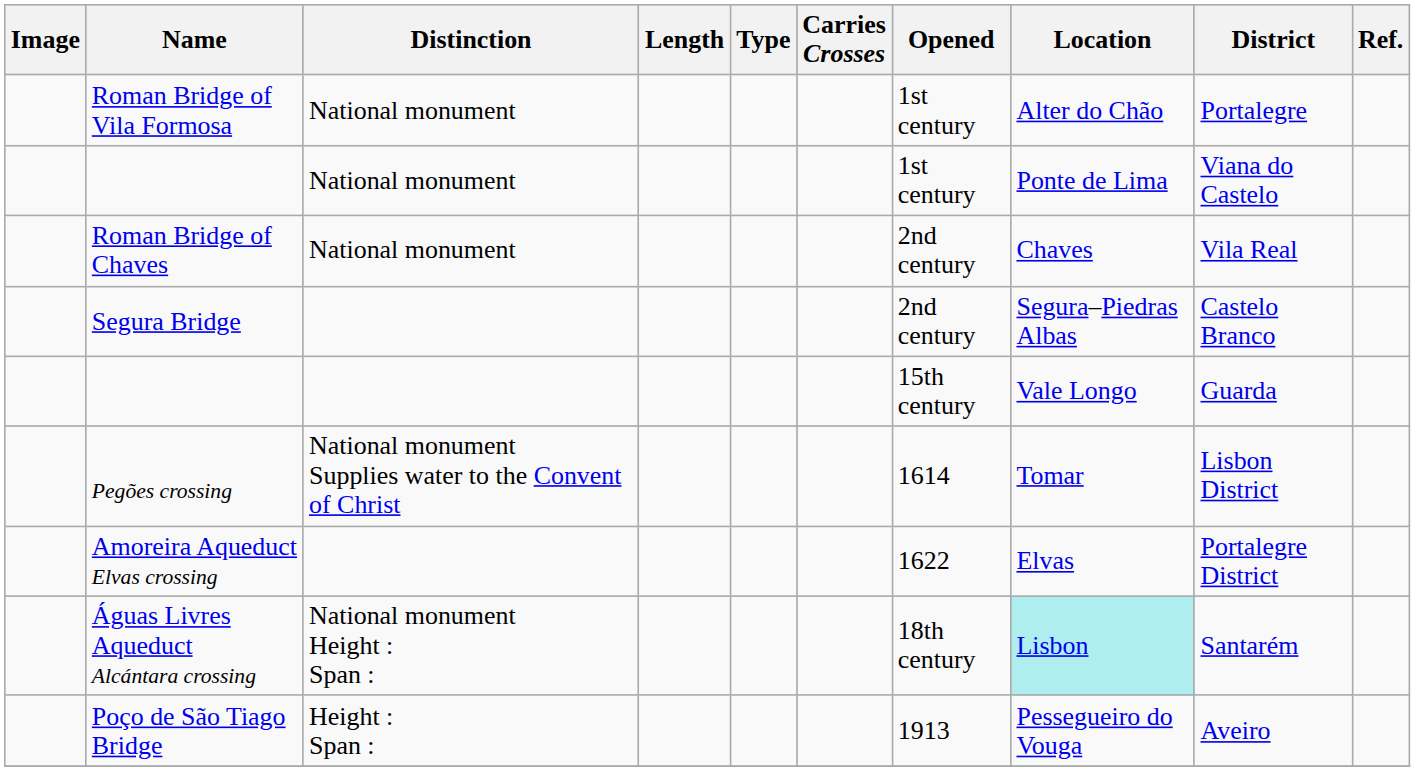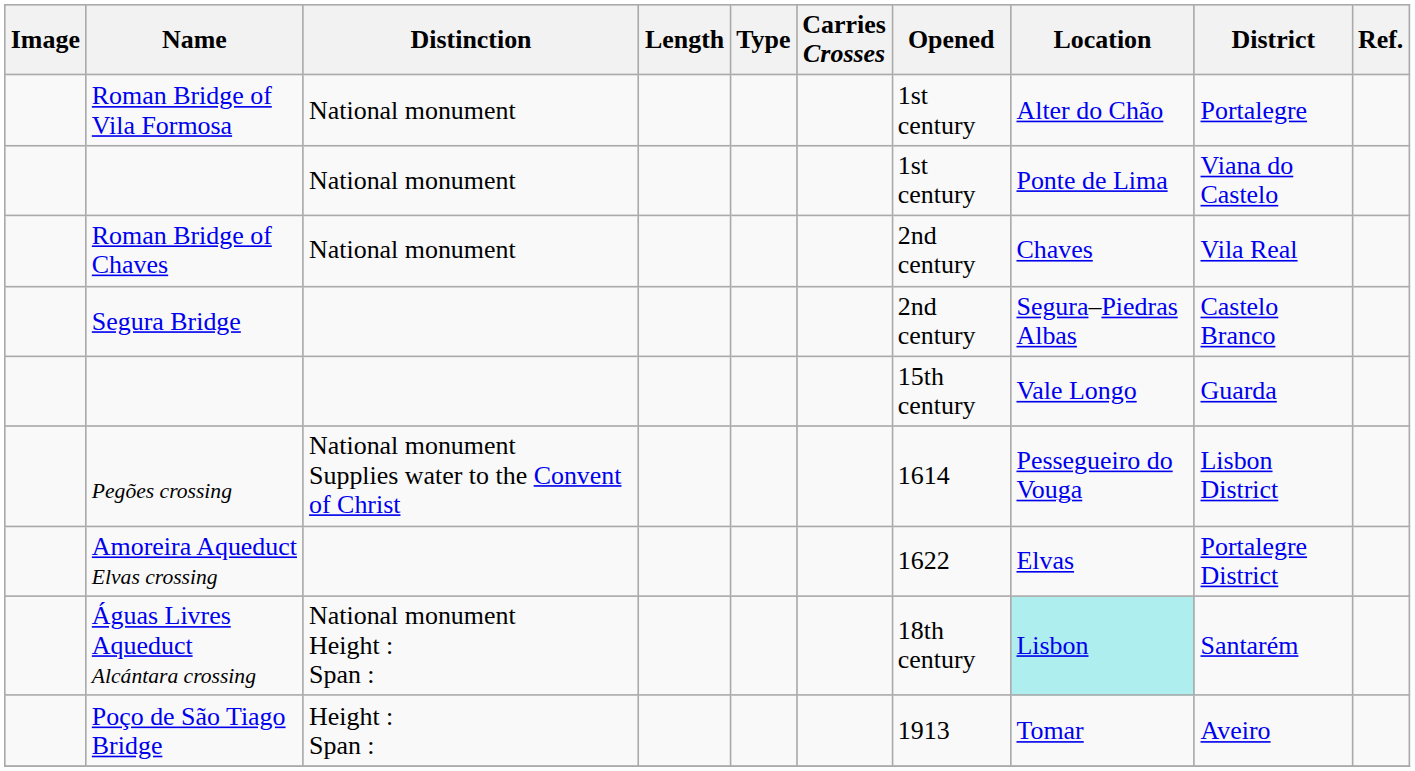(1050, 475) Tomar -> (1095, 475) Pessegueiro do Vouga
(1095, 730) Pessegueiro do Vouga -> (1050, 730) Tomar
